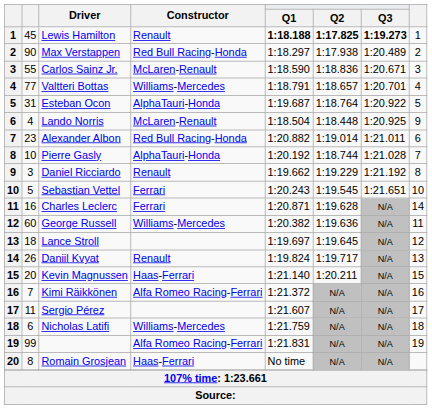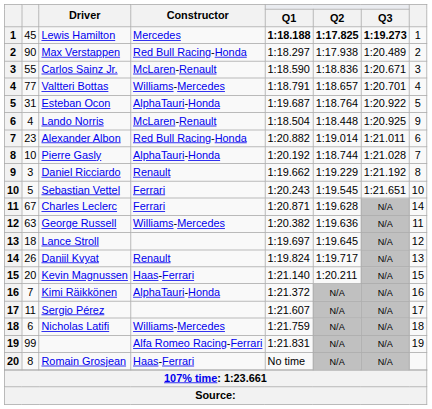(152, 35) Renault -> (157, 35) Mercedes
(30, 206) 16 -> (30, 206) 67
(30, 224) 60 -> (30, 224) 63
(198, 292) Alfa Romeo Racing-Ferrari -> (177, 292) AlphaTauri-Honda
